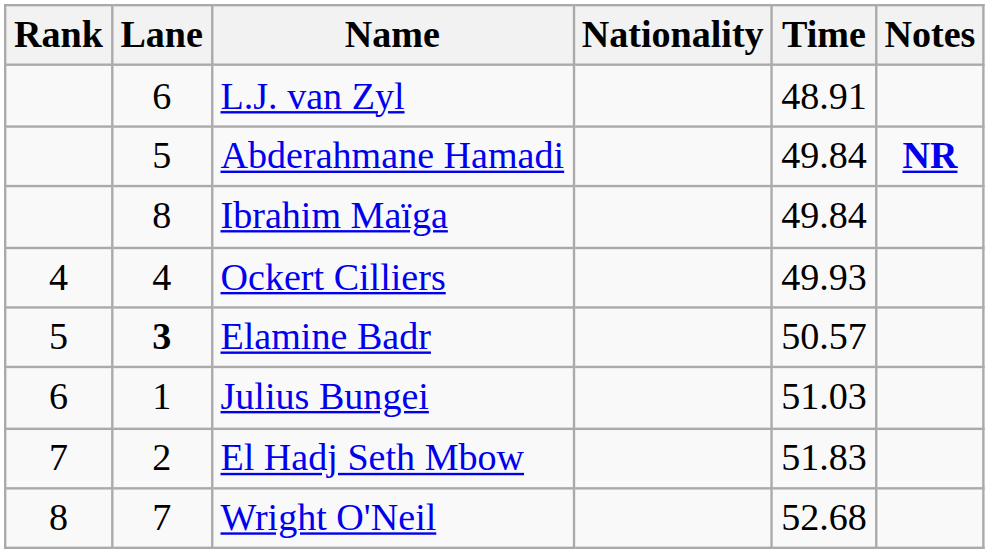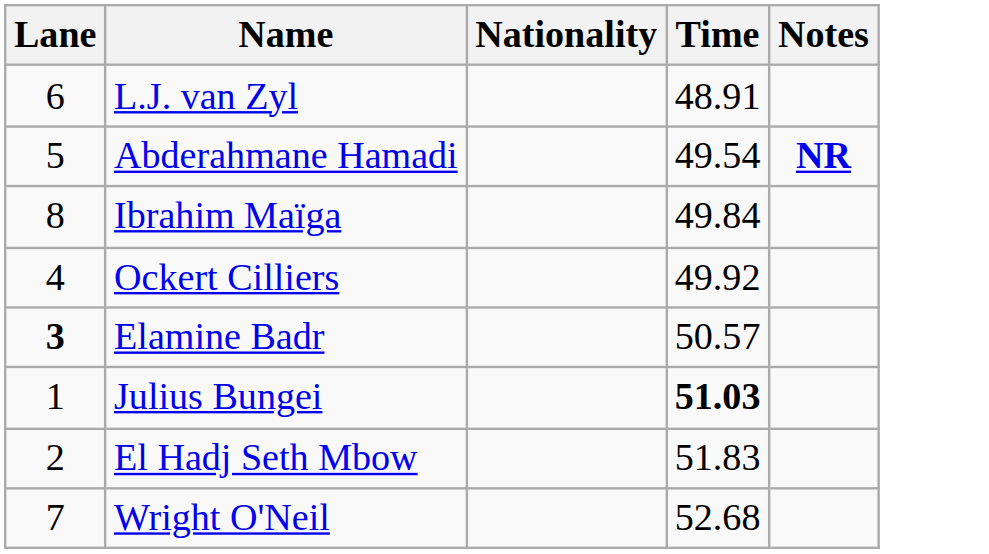- column: (58, 34)
(824, 155) 49.84 -> (718, 155) 49.54
(824, 276) 49.93 -> (718, 276) 49.92
(824, 397) normal -> (718, 397) bold
